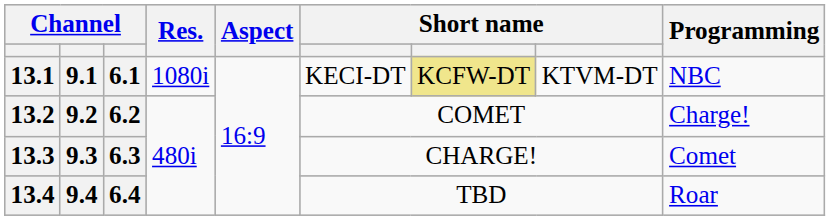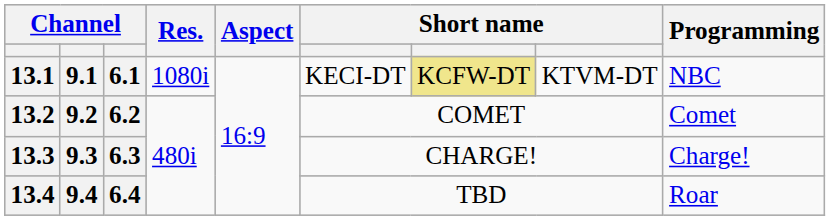(709, 115) Charge! -> (703, 115) Comet
(703, 155) Comet -> (709, 155) Charge!
